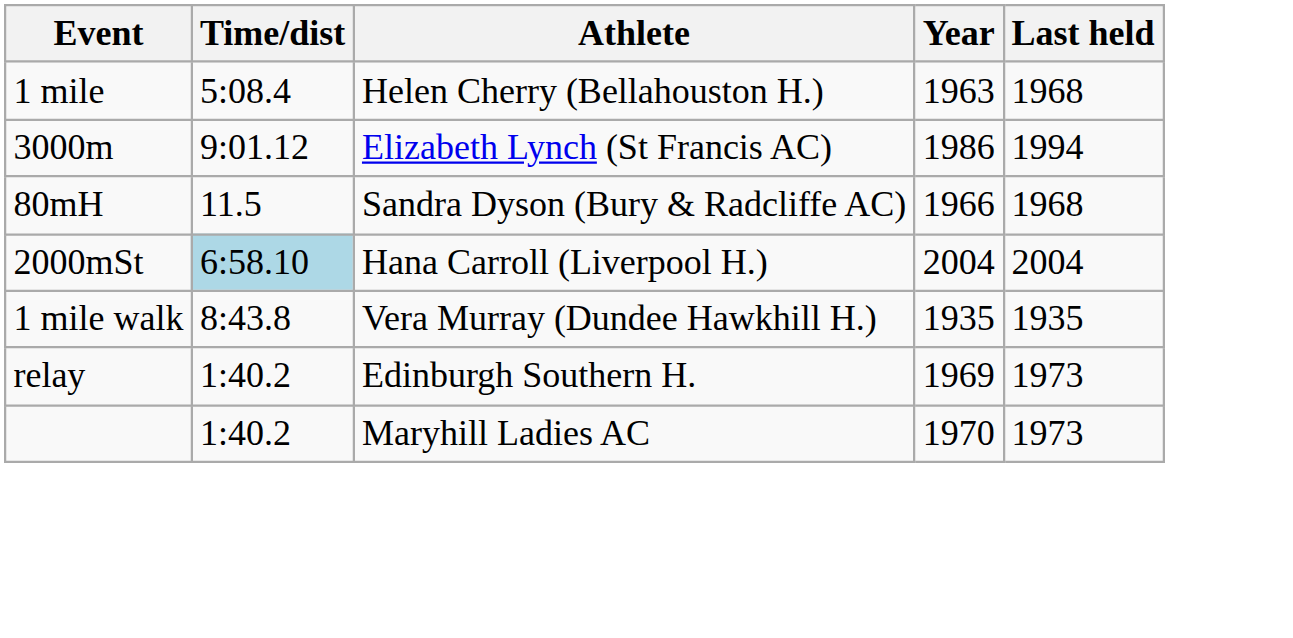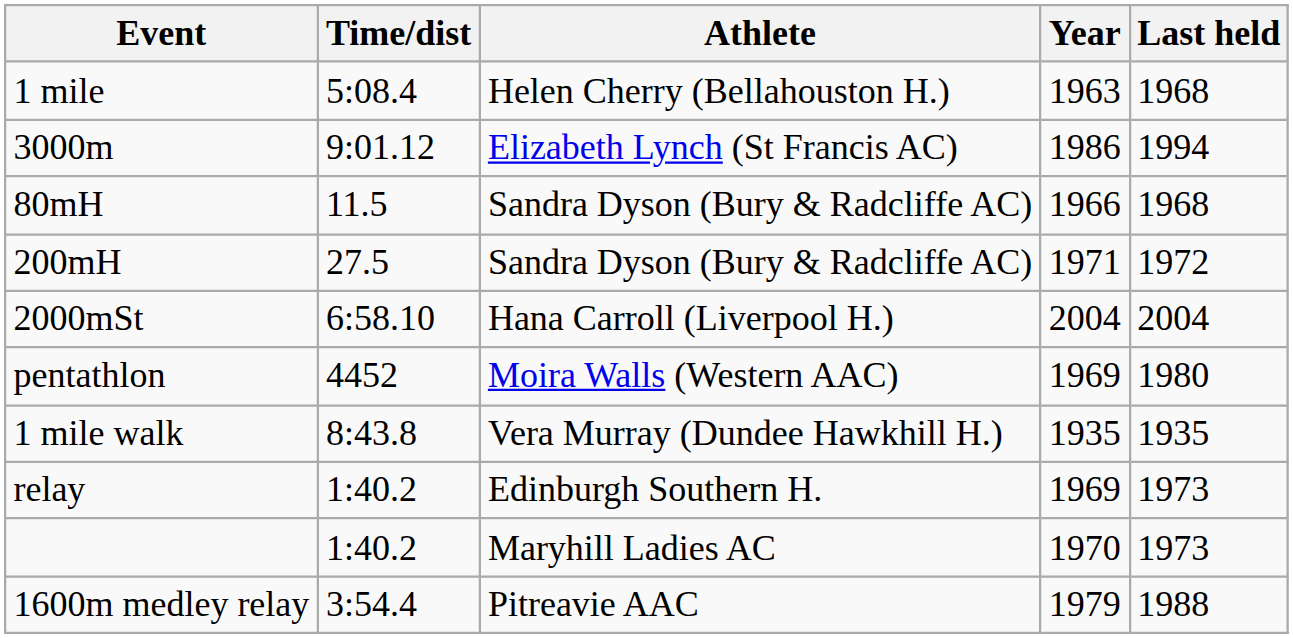+ row: (67, 261)
(255, 261) lightblue background -> (380, 318) no background
+ row: (89, 375)
+ row: (161, 603)
